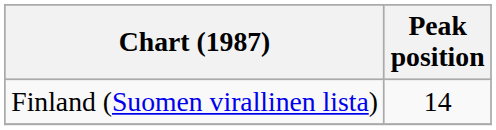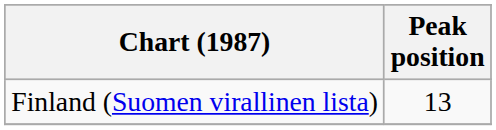(438, 101) 14 -> (438, 101) 13
